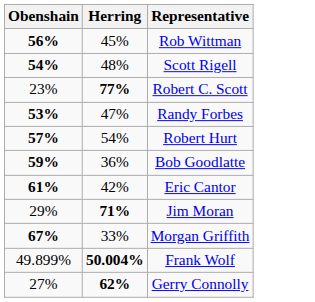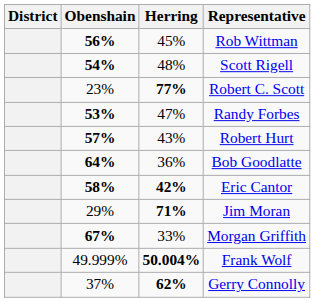+ column: (33, 16)
(115, 138) 54% -> (171, 138) 43%
(43, 162) 59% -> (100, 162) 64%
(43, 187) 61% -> (100, 187) 58%
(115, 187) normal -> (171, 187) bold
(43, 260) 49.899% -> (100, 260) 49.999%
(43, 284) 27% -> (100, 284) 37%
